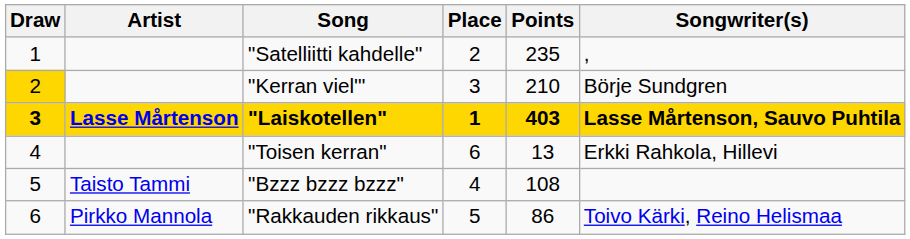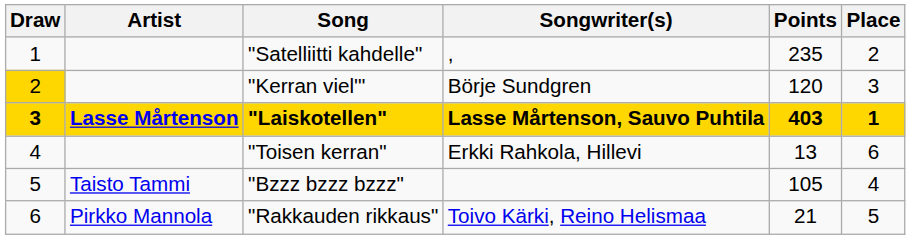columns swapped: (742, 20) <-> (475, 20)
(543, 86) 210 -> (805, 86) 120
(543, 184) 108 -> (805, 184) 105
(543, 217) 86 -> (805, 217) 21
